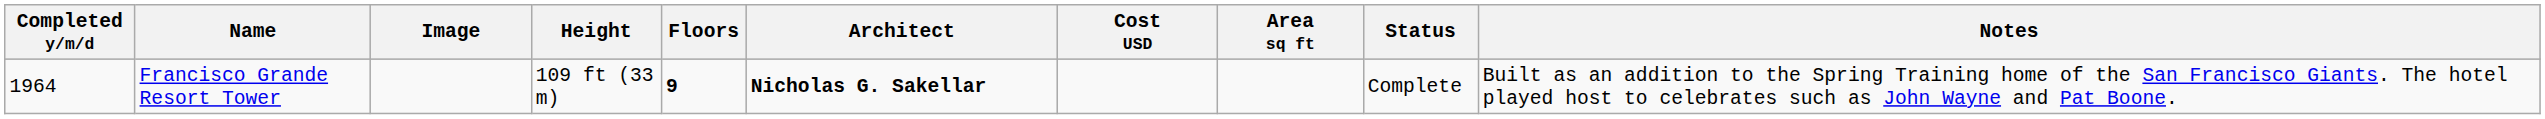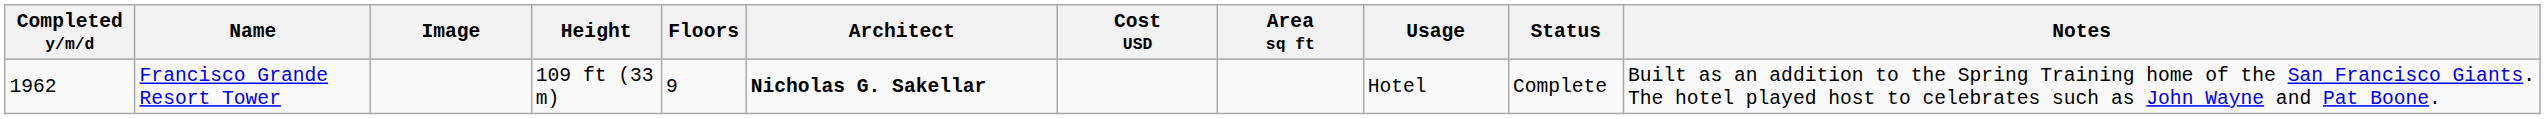+ column: (1436, 32)
(33, 87) 1964 -> (33, 87) 1962
(672, 87) bold -> (672, 87) normal
